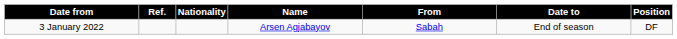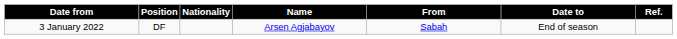columns swapped: (652, 12) <-> (157, 12)
